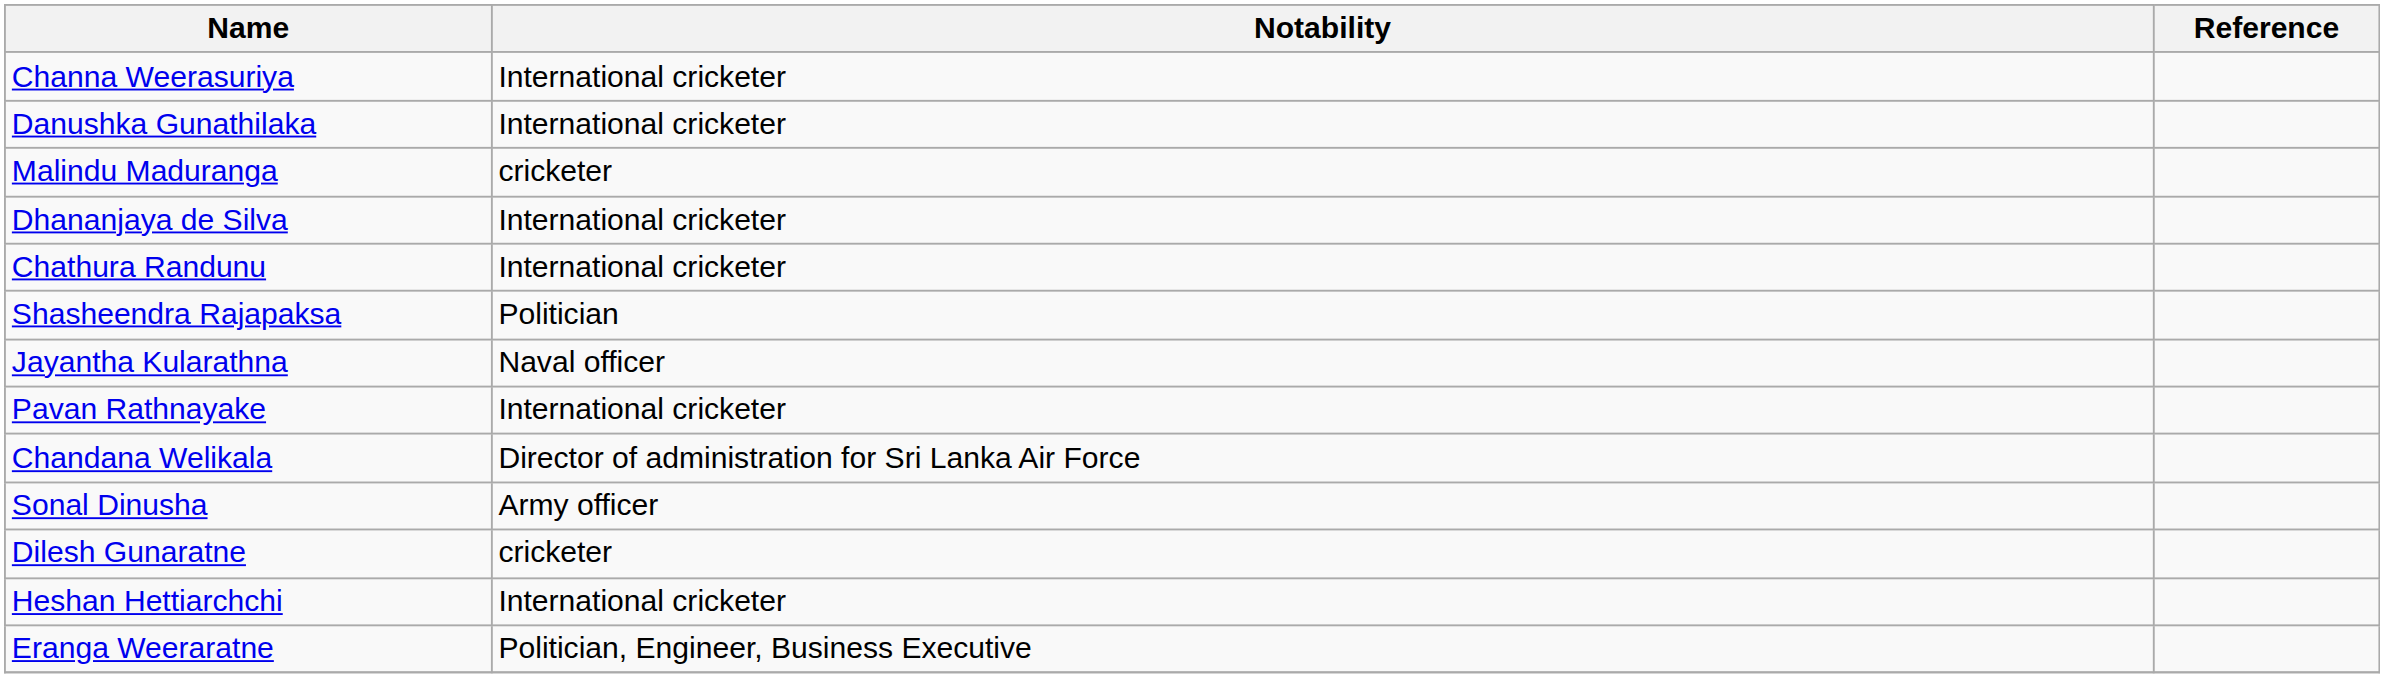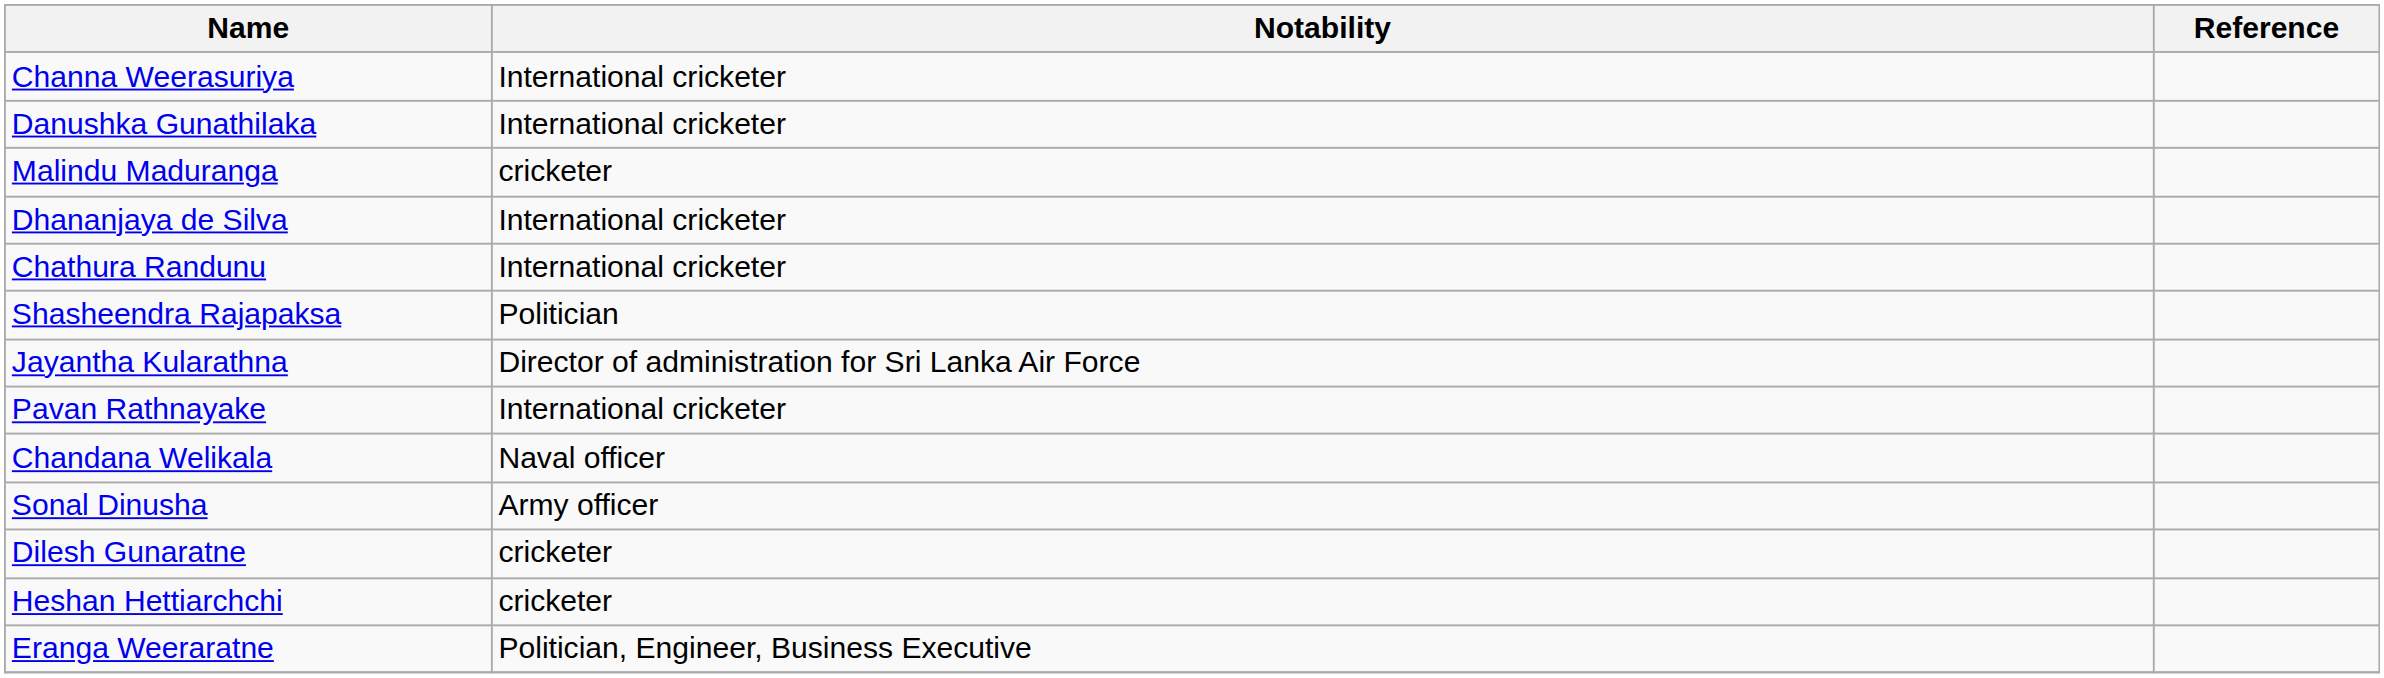(582, 362) Naval officer -> (819, 362) Director of administration for Sri Lanka Air Force
(819, 457) Director of administration for Sri Lanka Air Force -> (582, 457) Naval officer
(642, 600) International cricketer -> (555, 600) cricketer
